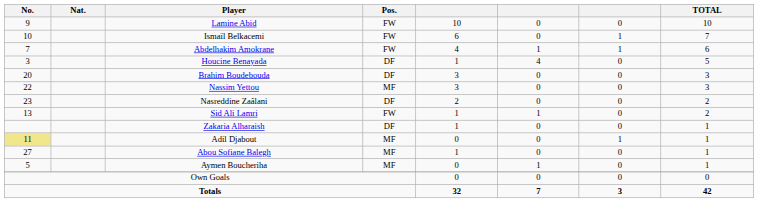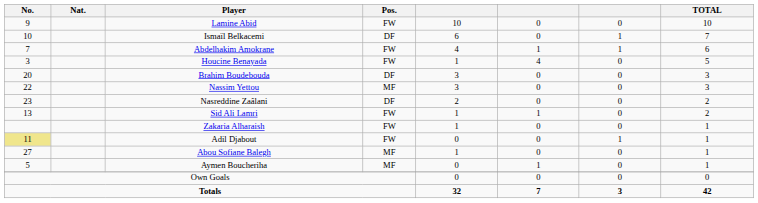(389, 36) FW -> (389, 36) DF
(389, 62) DF -> (389, 62) FW
(389, 126) DF -> (389, 126) FW
(389, 139) MF -> (389, 139) FW
